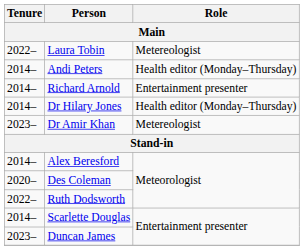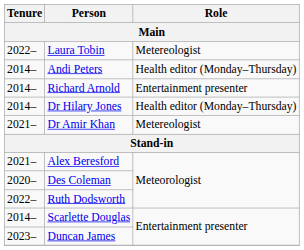(22, 124) 2023– -> (22, 124) 2021–
(22, 161) 2014– -> (22, 161) 2021–
